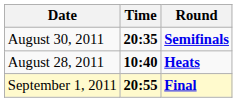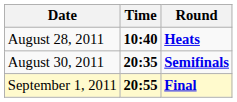rows swapped: (56, 62) <-> (56, 39)
